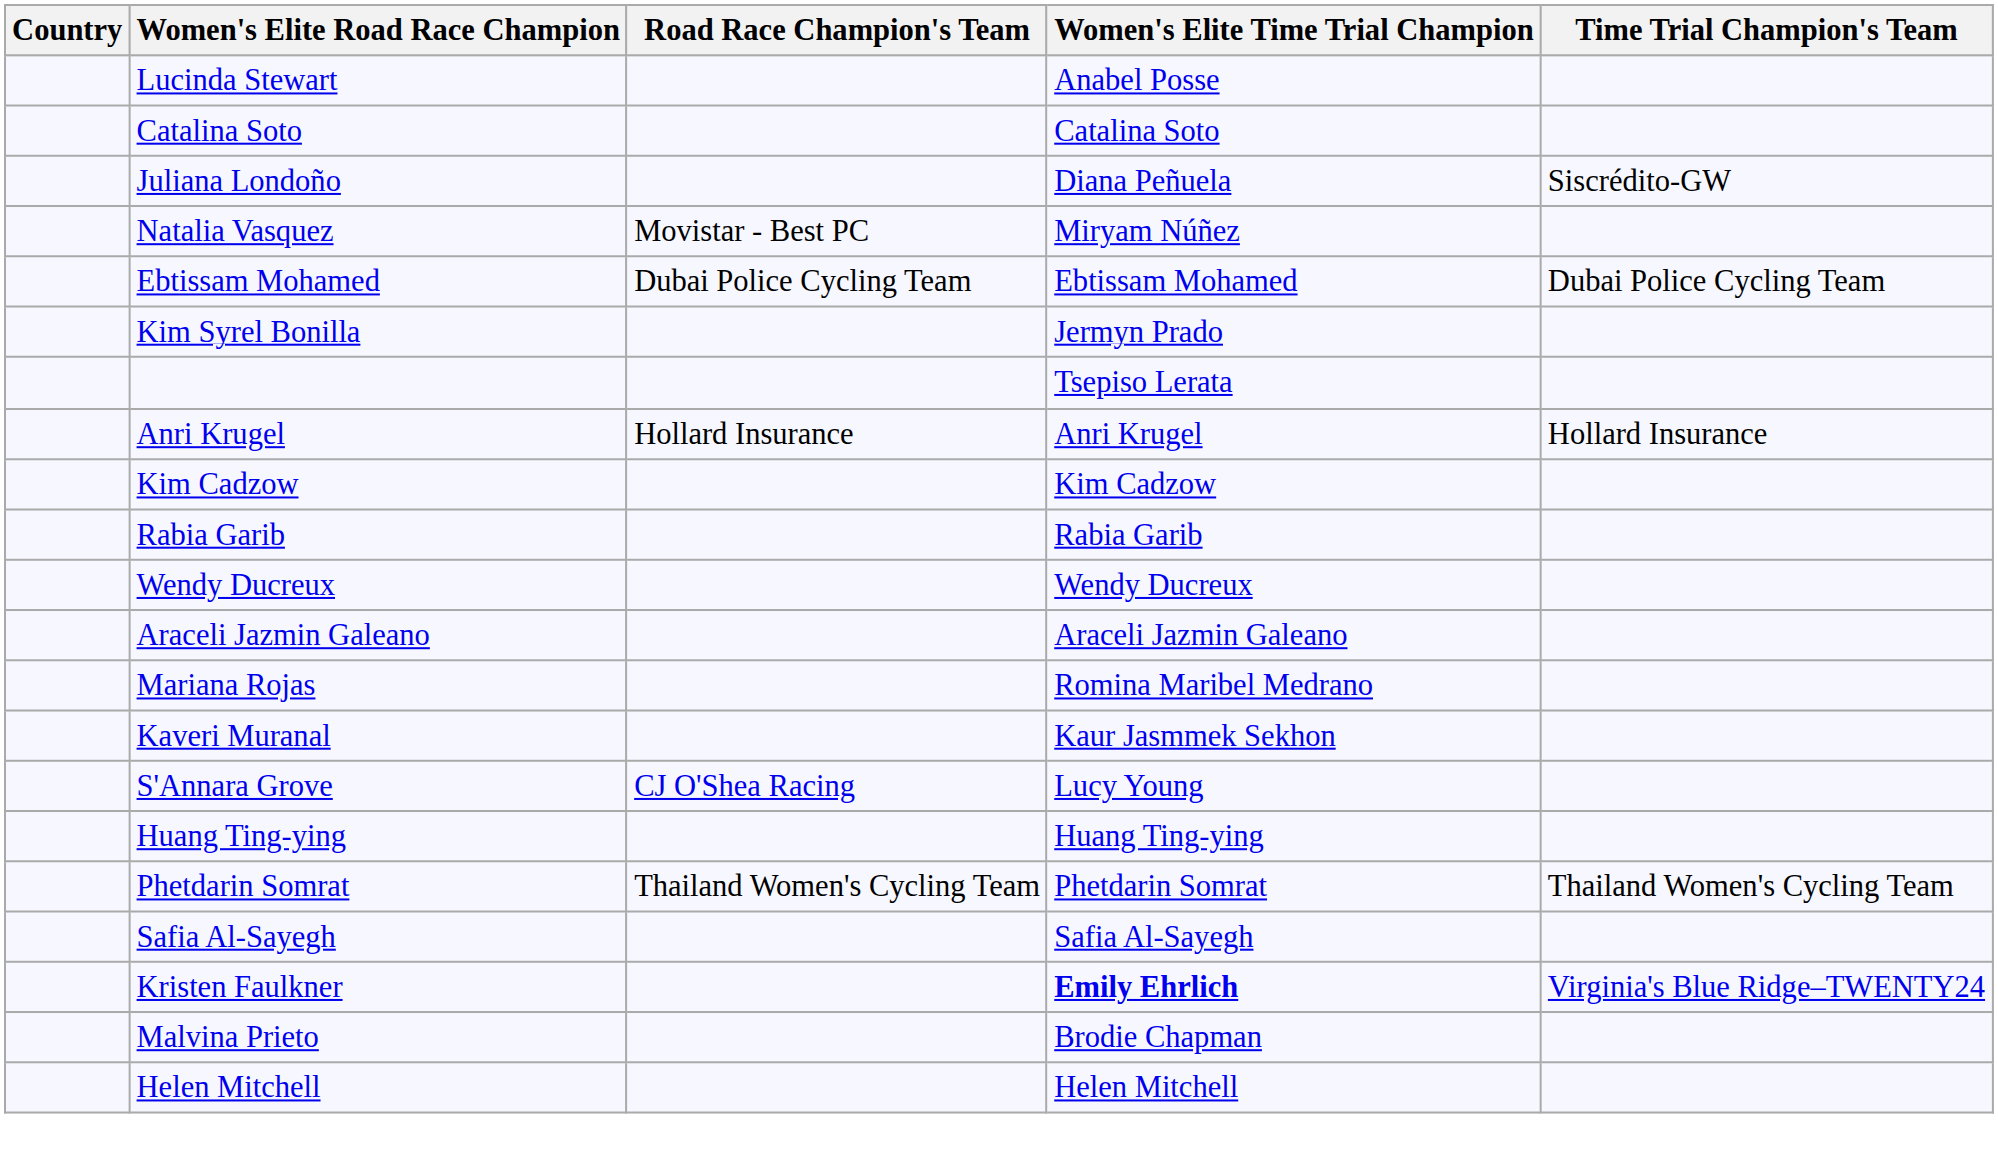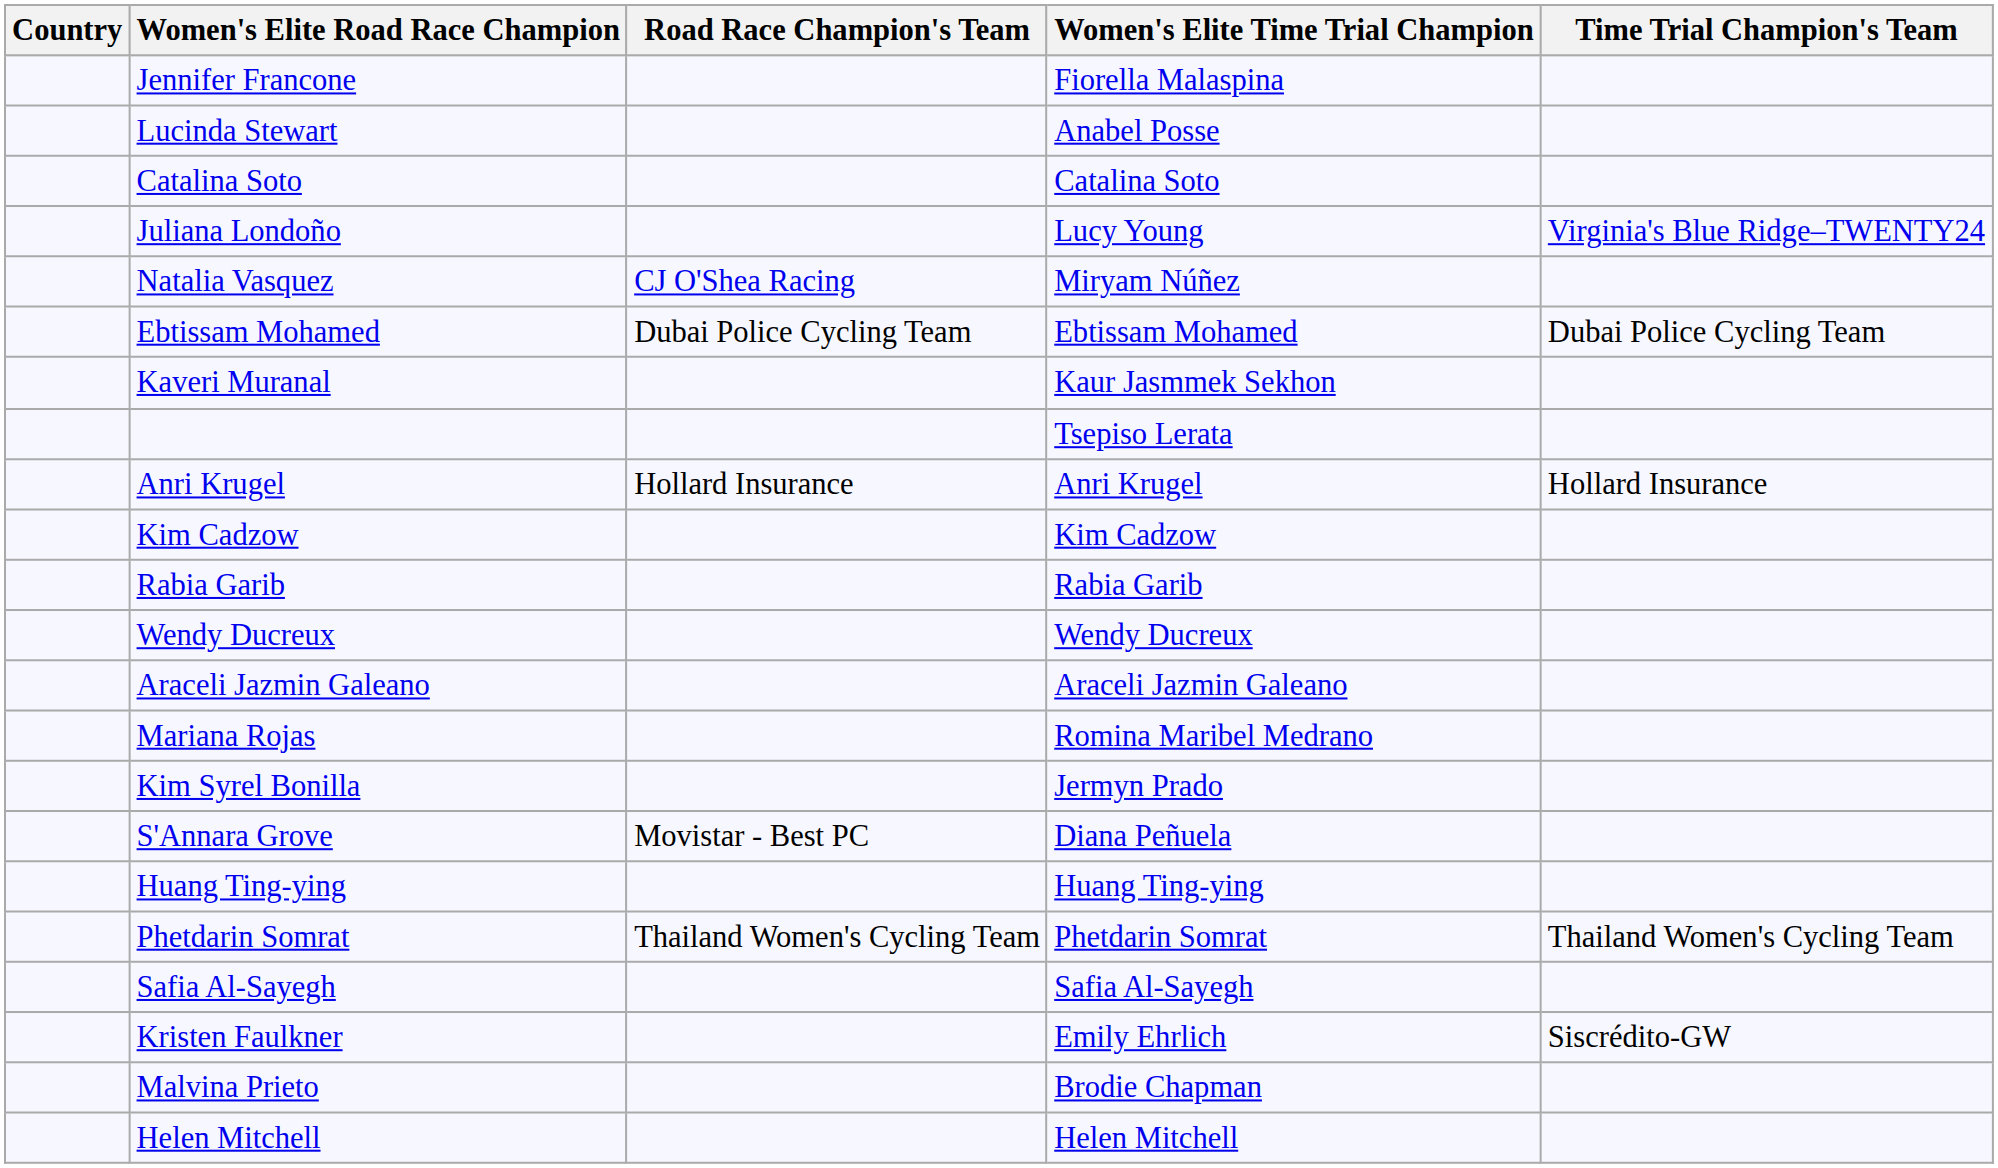+ row: (246, 80)
(1143, 181) Diana Peñuela -> (1129, 231) Lucy Young
(1639, 181) Siscrédito-GW -> (1766, 231) Virginia's Blue Ridge–TWENTY24
(752, 231) Movistar - Best PC -> (745, 281) CJ O'Shea Racing
rows swapped: (234, 735) <-> (248, 332)
(745, 785) CJ O'Shea Racing -> (752, 835) Movistar - Best PC
(1129, 785) Lucy Young -> (1143, 835) Diana Peñuela
(1146, 987) bold -> (1140, 1037) normal
(1766, 987) Virginia's Blue Ridge–TWENTY24 -> (1639, 1037) Siscrédito-GW
